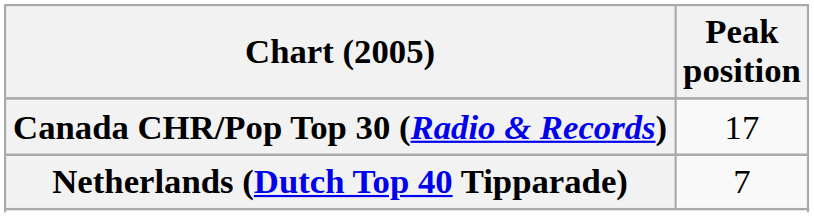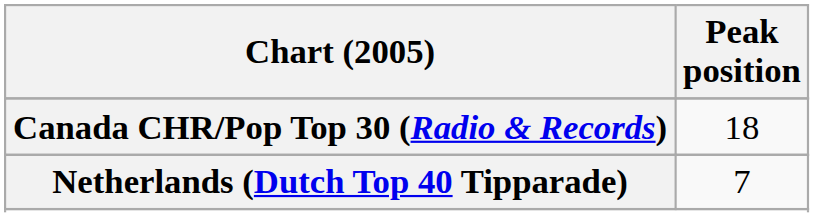(742, 126) 17 -> (742, 126) 18
